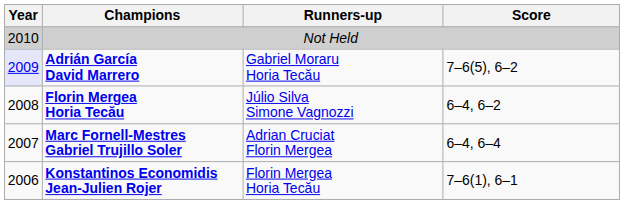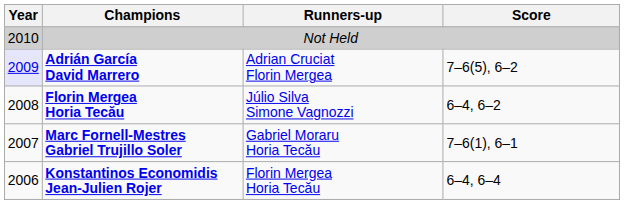(292, 68) Gabriel Moraru Horia Tecău -> (290, 68) Adrian Cruciat Florin Mergea
(290, 143) Adrian Cruciat Florin Mergea -> (292, 143) Gabriel Moraru Horia Tecău
(474, 143) 6–4, 6–4 -> (482, 143) 7–6(1), 6–1
(482, 181) 7–6(1), 6–1 -> (474, 181) 6–4, 6–4
